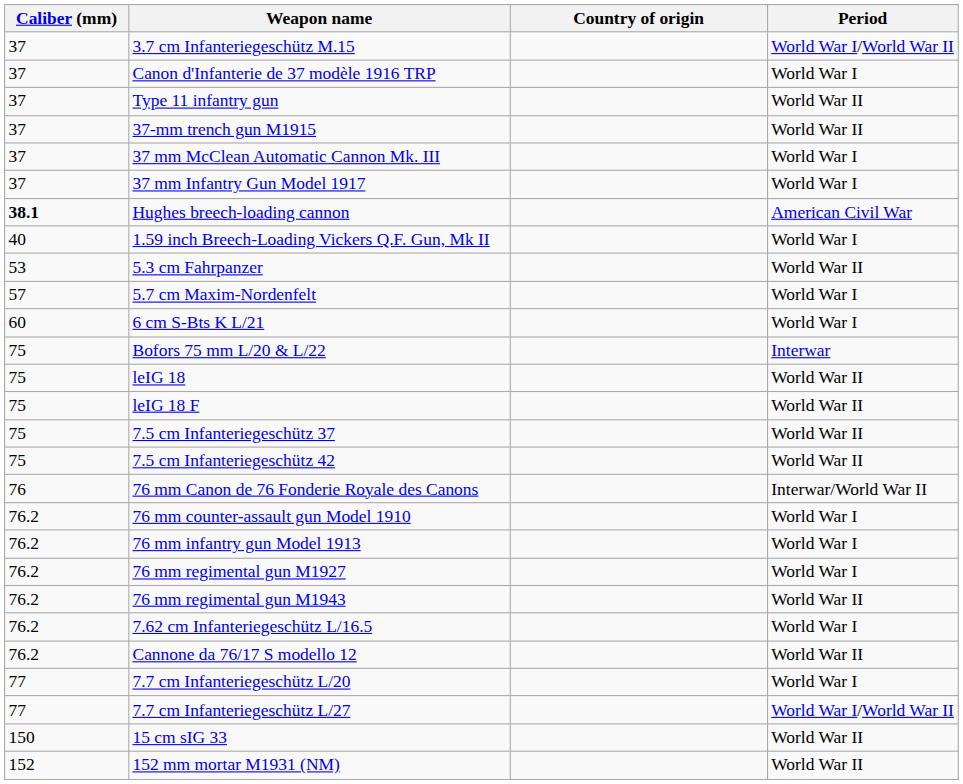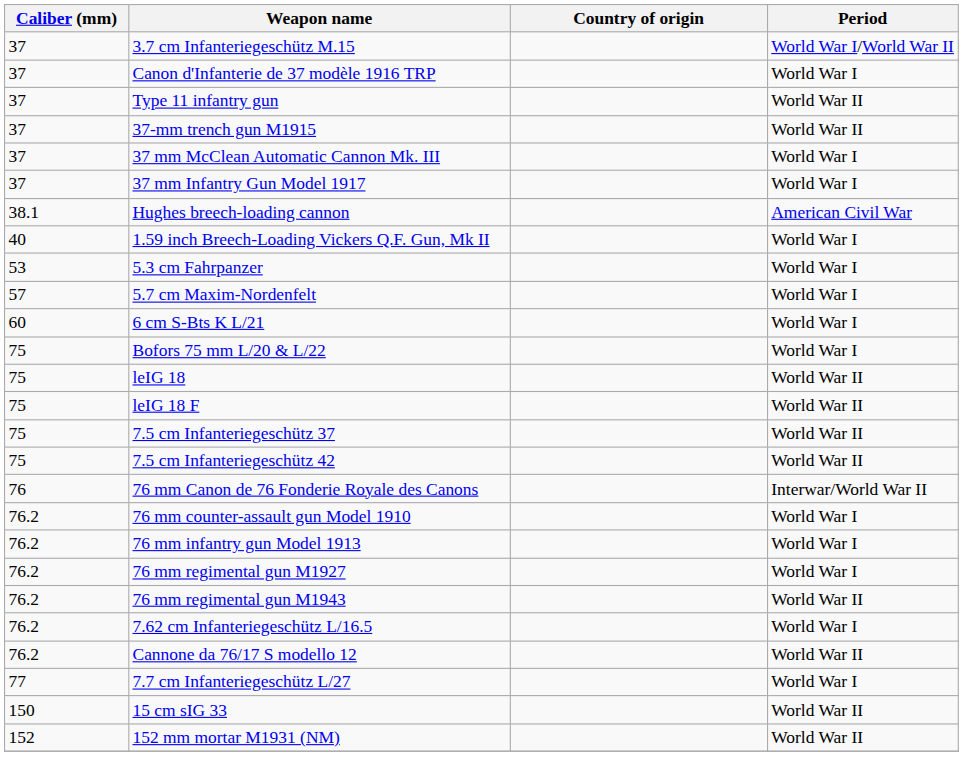(24, 211) bold -> (24, 211) normal
(817, 267) World War II -> (814, 267) World War I
(801, 350) Interwar -> (814, 350) World War I
- row: (241, 682)
(863, 709) World War I/World War II -> (814, 682) World War I
